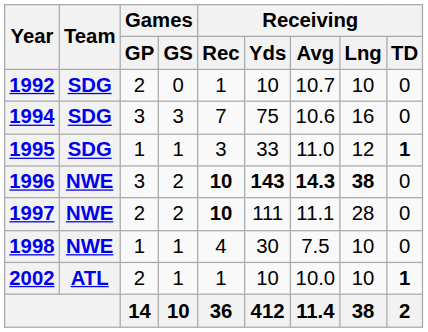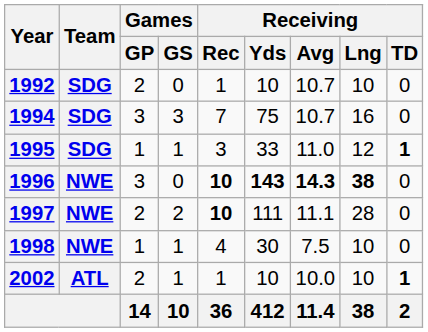(315, 117) 10.6 -> (315, 117) 10.7
(178, 181) 2 -> (178, 181) 0
